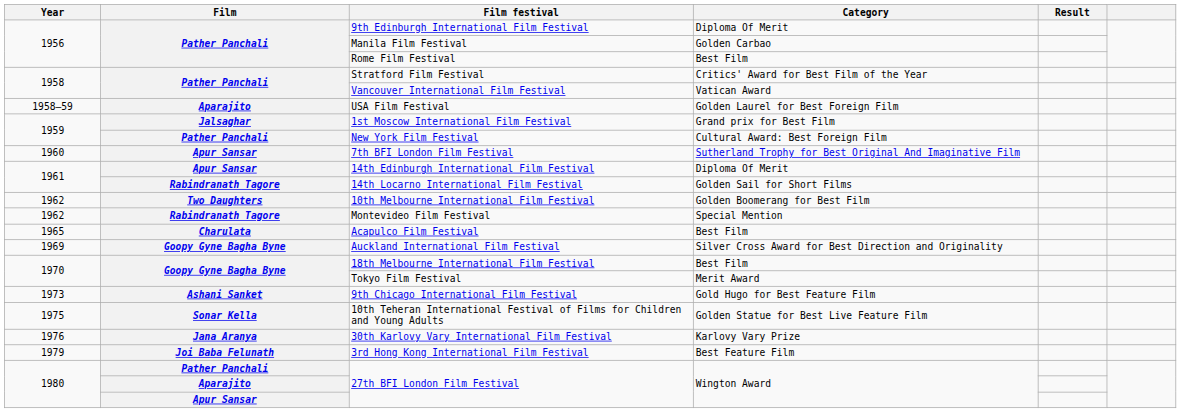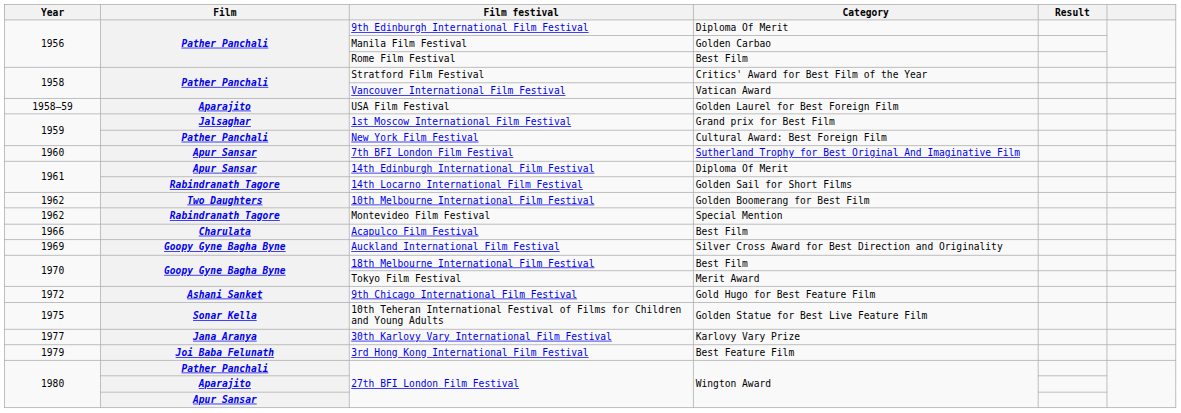(53, 232) 1965 -> (53, 232) 1966
(53, 294) 1973 -> (53, 294) 1972
(53, 337) 1976 -> (53, 337) 1977
